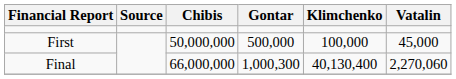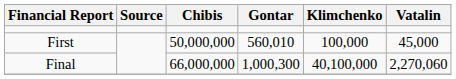(271, 43) 500,000 -> (271, 43) 560,010
(345, 64) 40,130,400 -> (345, 64) 40,100,000
